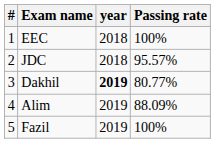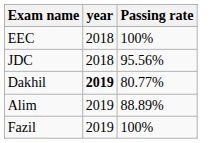- column: (11, 15)
(156, 60) 95.57% -> (142, 60) 95.56%
(156, 104) 88.09% -> (142, 104) 88.89%
